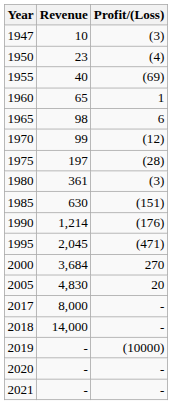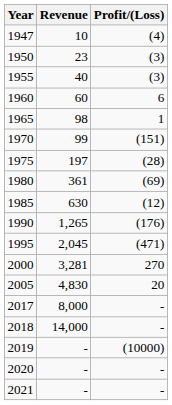(157, 35) (3) -> (157, 35) (4)
(157, 56) (4) -> (157, 56) (3)
(153, 77) (69) -> (157, 77) (3)
(81, 98) 65 -> (81, 98) 60
(161, 98) 1 -> (161, 98) 6
(161, 118) 6 -> (161, 118) 1
(153, 139) (12) -> (150, 139) (151)
(157, 181) (3) -> (153, 181) (69)
(150, 202) (151) -> (153, 202) (12)
(73, 222) 1,214 -> (73, 222) 1,265
(73, 264) 3,684 -> (73, 264) 3,281
